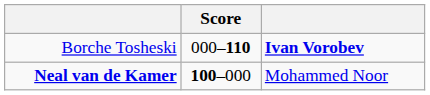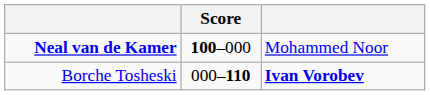rows swapped: (105, 76) <-> (119, 47)
